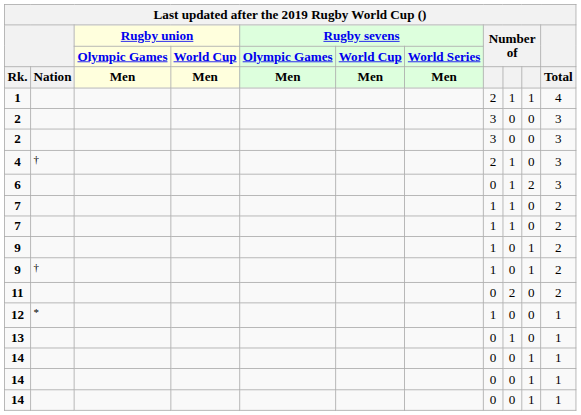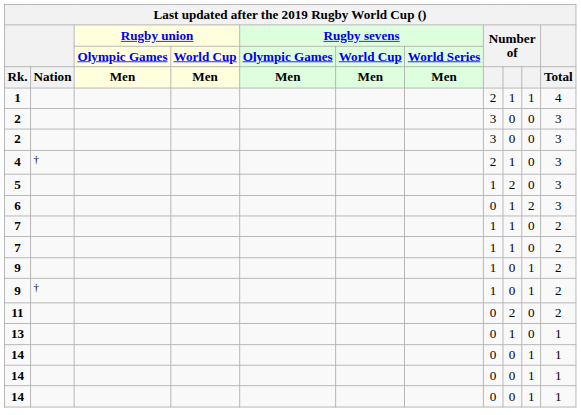+ row: (17, 184)
- row: (17, 315)
